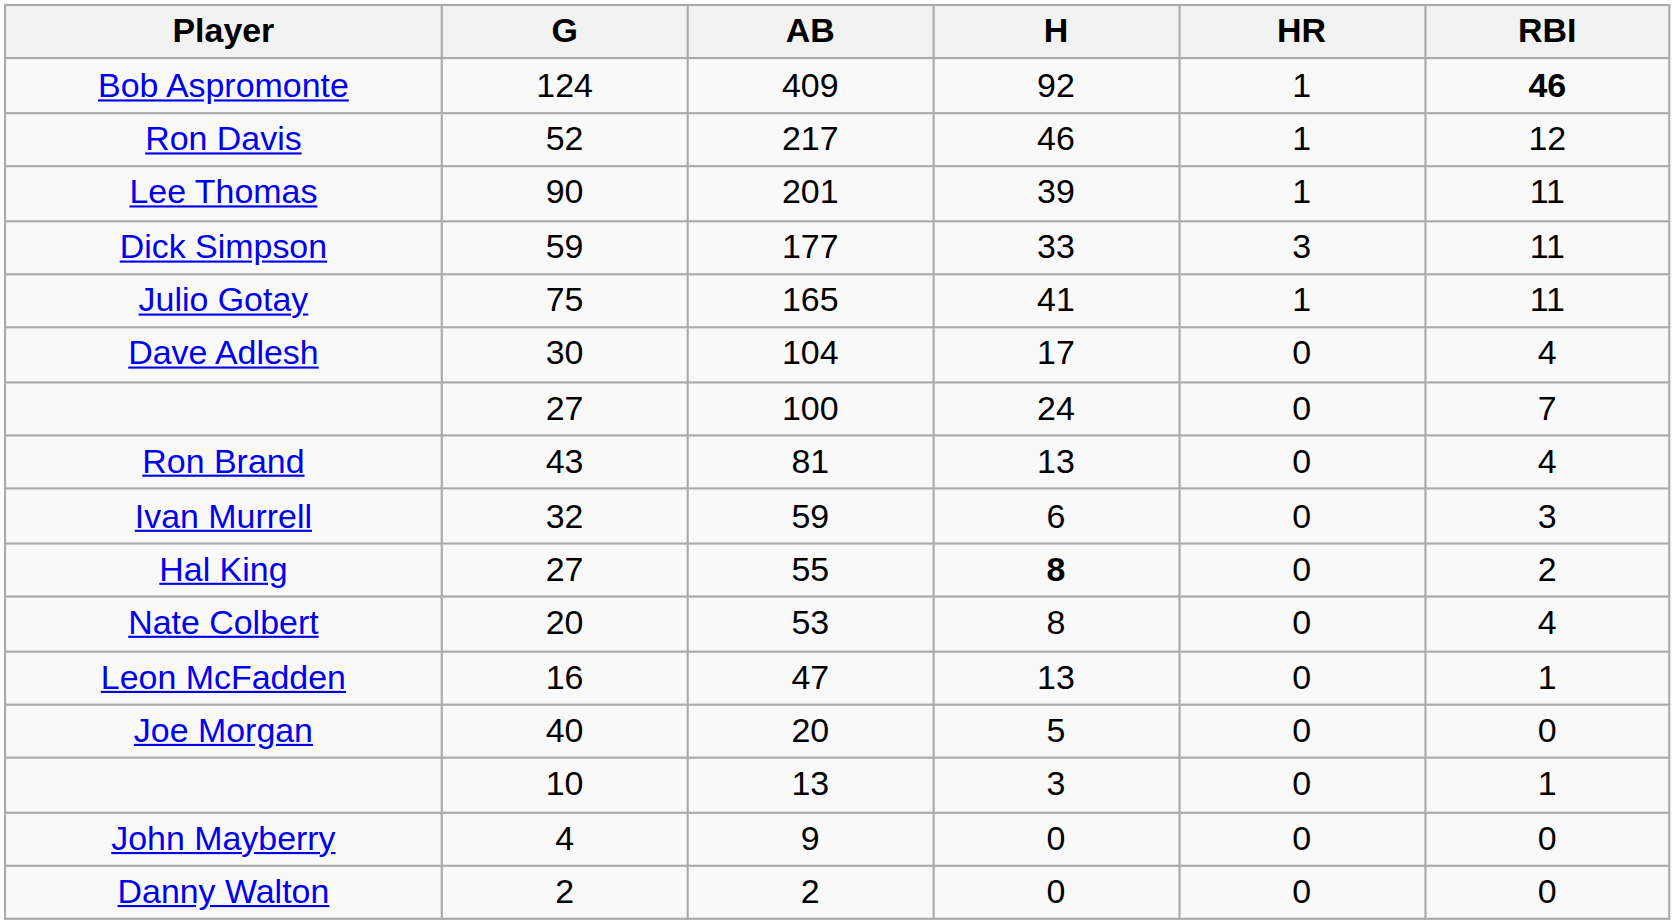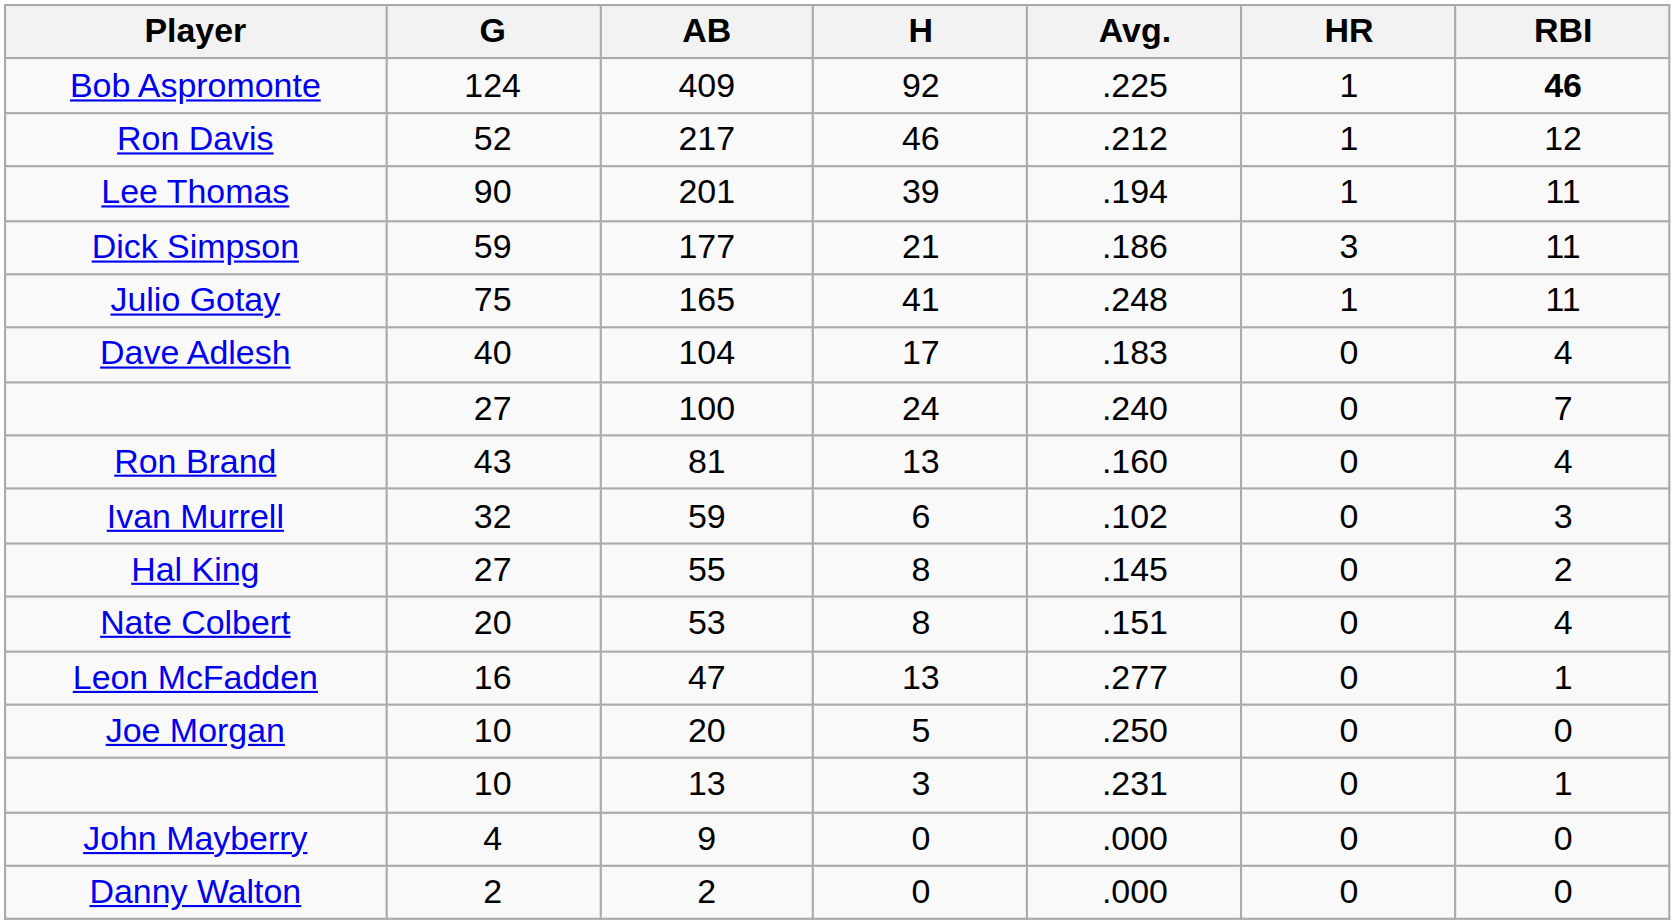+ column: (1135, 31)
(1056, 246) 33 -> (921, 246) 21
(565, 354) 30 -> (493, 354) 40
(1056, 569) bold -> (921, 569) normal
(565, 730) 40 -> (493, 730) 10
